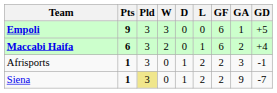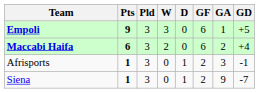- column: (202, 12)
(147, 79) khaki background -> (147, 79) no background
